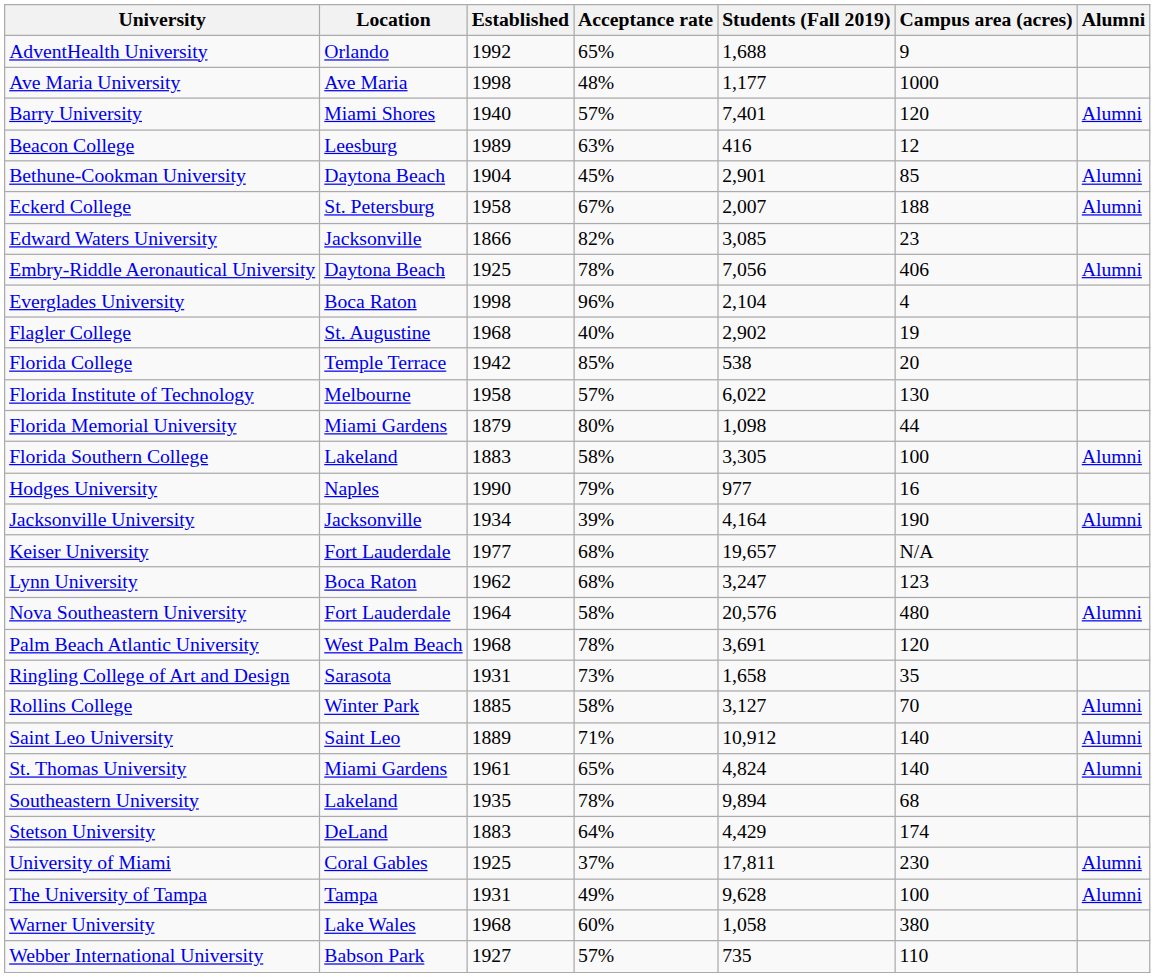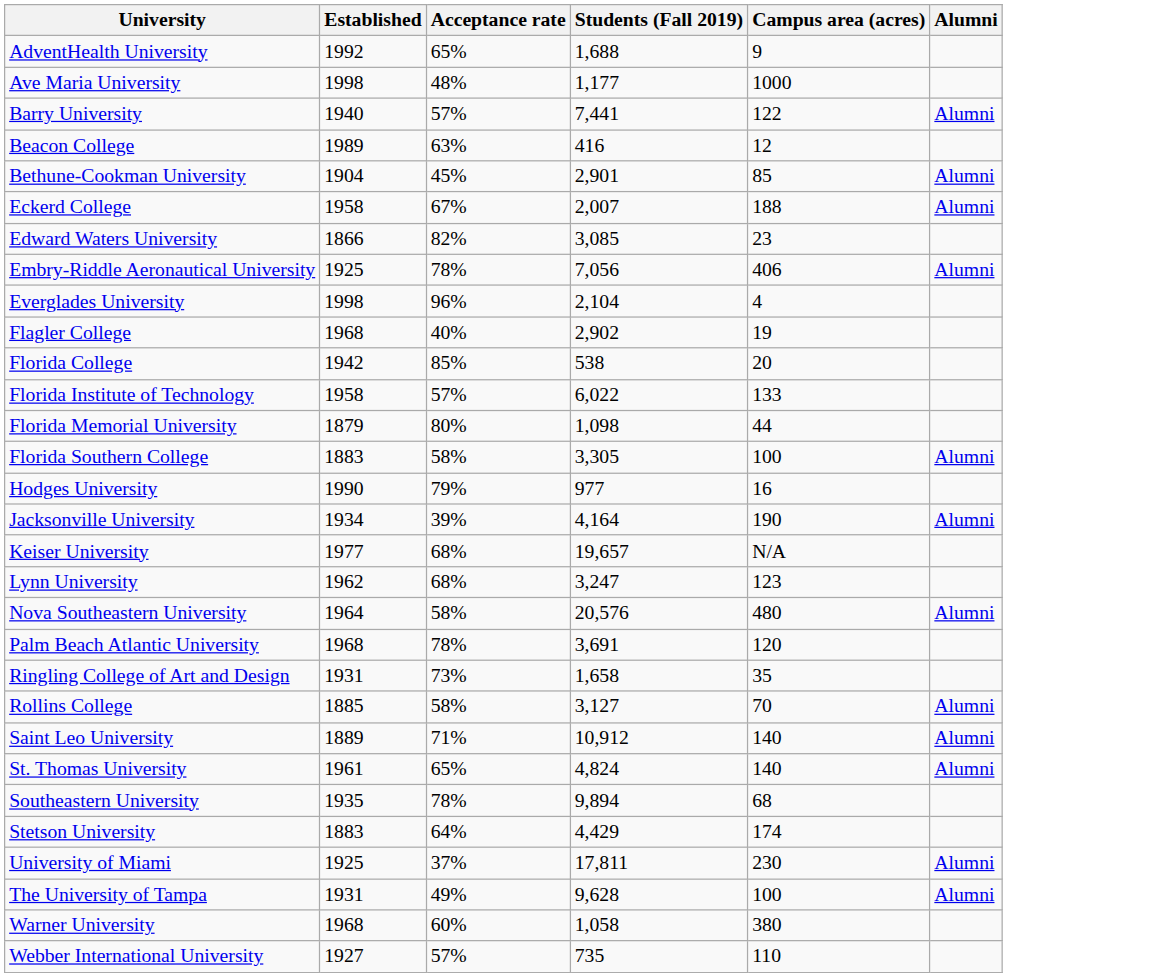- column: (393, 20)
(744, 113) 7,401 -> (597, 113) 7,441
(914, 113) 120 -> (767, 113) 122
(914, 394) 130 -> (767, 394) 133
